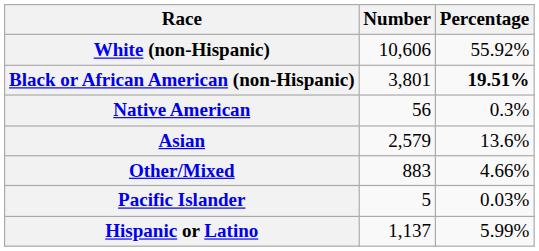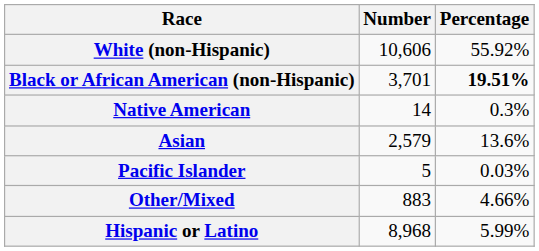(410, 79) 3,801 -> (410, 79) 3,701
(421, 110) 56 -> (421, 110) 14
rows swapped: (182, 200) <-> (182, 170)
(410, 230) 1,137 -> (410, 230) 8,968
